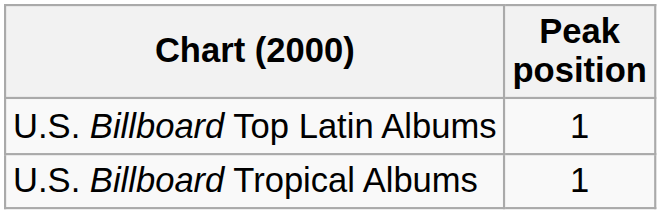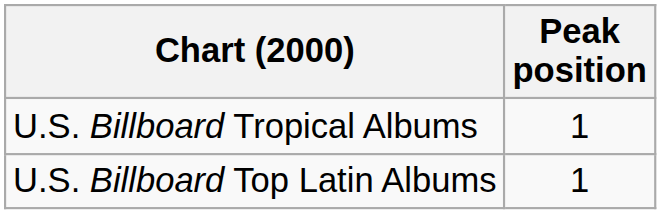rows swapped: (255, 125) <-> (245, 180)
